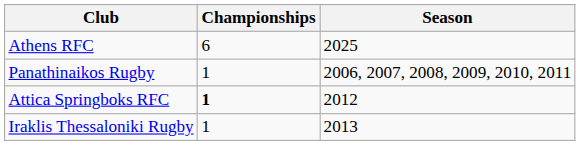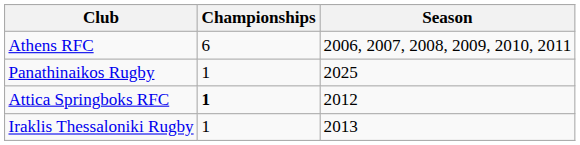(341, 45) 2025 -> (447, 45) 2006, 2007, 2008, 2009, 2010, 2011
(447, 72) 2006, 2007, 2008, 2009, 2010, 2011 -> (341, 72) 2025
